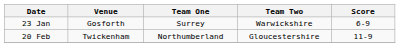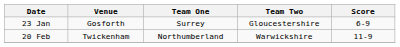(284, 23) Warwickshire -> (284, 23) Gloucestershire
(284, 36) Gloucestershire -> (284, 36) Warwickshire
